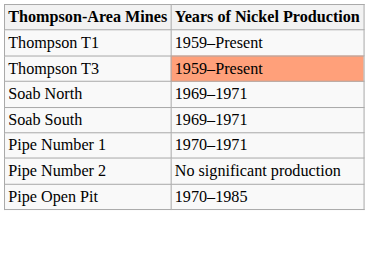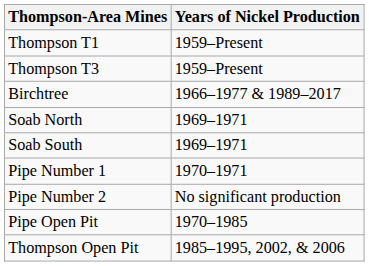(219, 68) lightsalmon background -> (219, 68) no background
+ row: (38, 94)
+ row: (73, 247)
